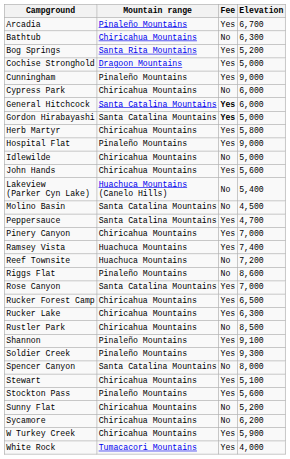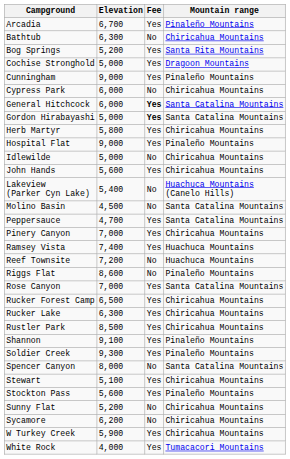columns swapped: (261, 11) <-> (158, 11)
(225, 327) No -> (154, 327) Yes
